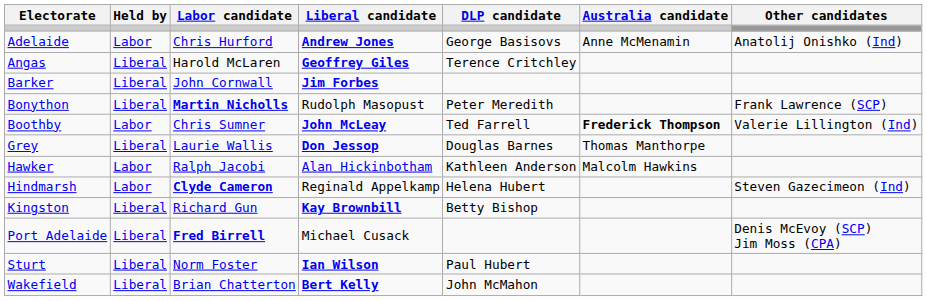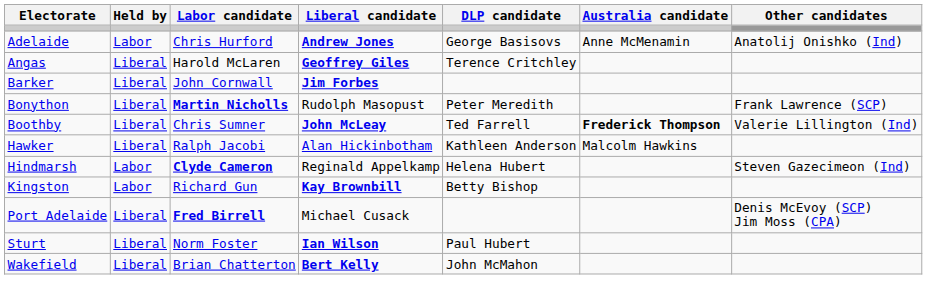(132, 125) Labor -> (140, 125) Liberal
- row: (23, 146)
(132, 166) Labor -> (140, 146) Liberal
(140, 208) Liberal -> (132, 187) Labor
